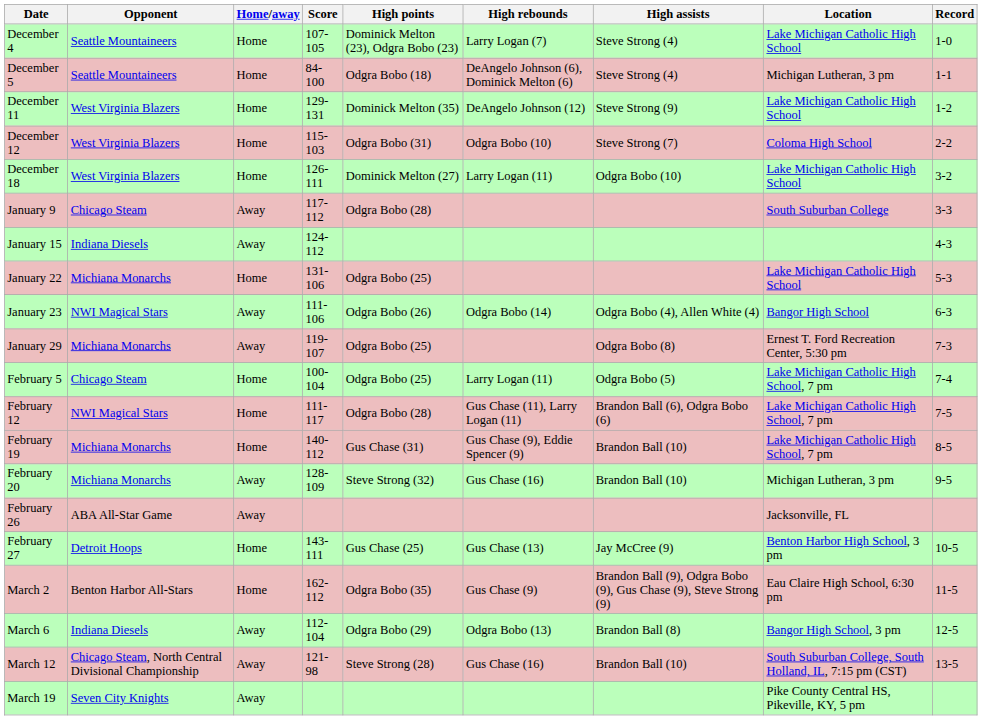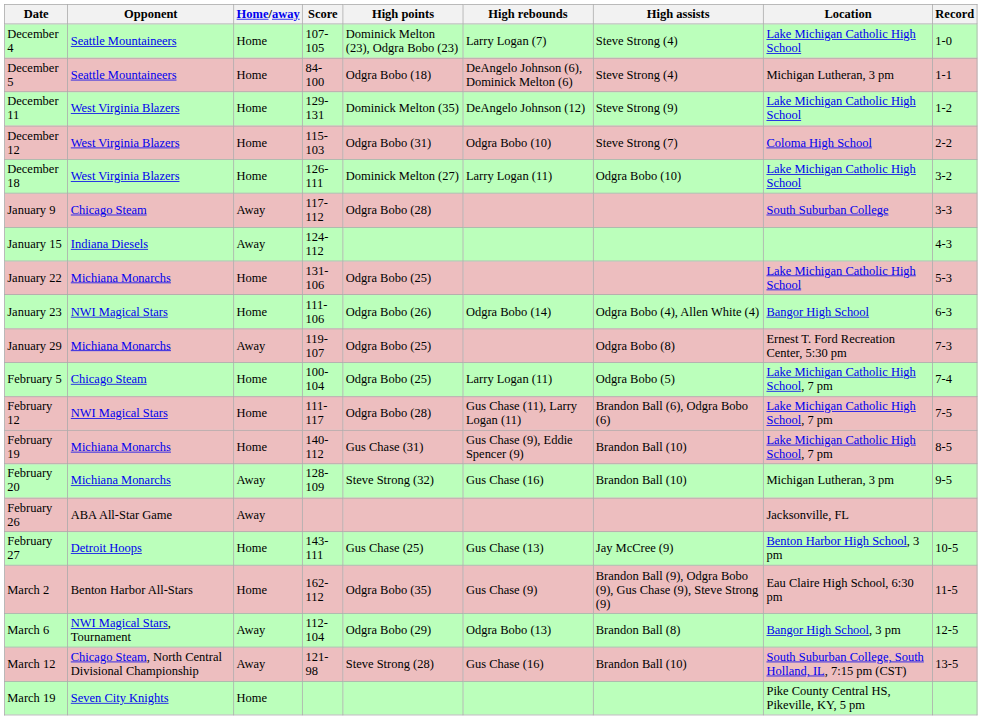(251, 311) Away -> (252, 311) Home
(109, 630) Indiana Diesels -> (121, 630) NWI Magical Stars, Tournament
(251, 698) Away -> (252, 698) Home
